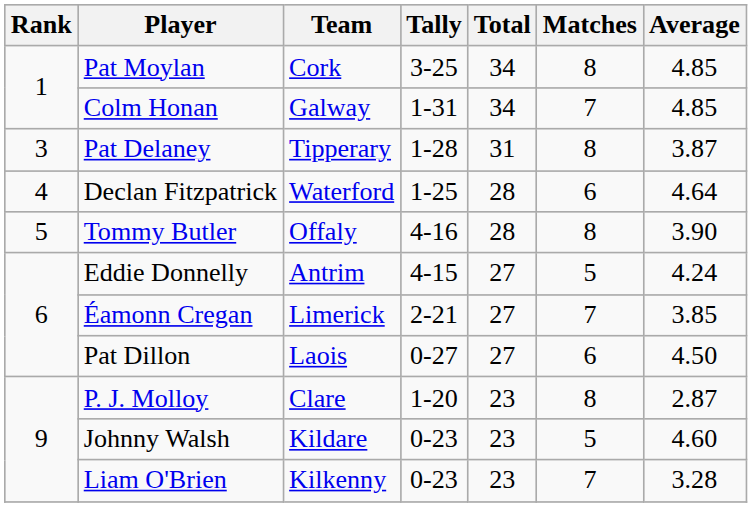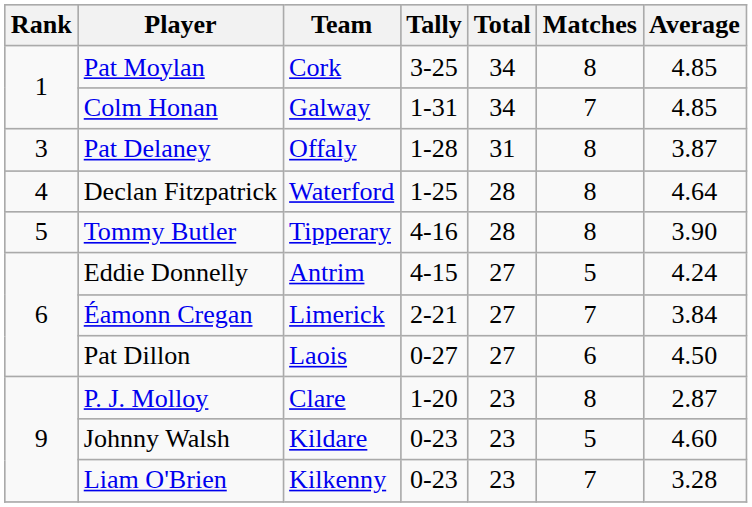(340, 149) Tipperary -> (323, 149) Offaly
(590, 190) 6 -> (590, 190) 8
(323, 231) Offaly -> (340, 231) Tipperary
(694, 314) 3.85 -> (694, 314) 3.84
